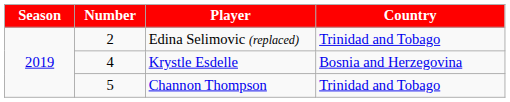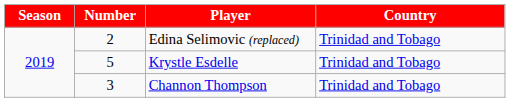(110, 62) 4 -> (110, 62) 5
(391, 62) Bosnia and Herzegovina -> (380, 62) Trinidad and Tobago
(110, 85) 5 -> (110, 85) 3
